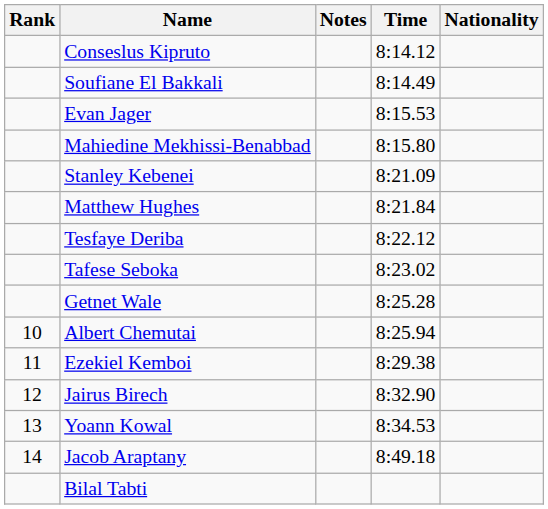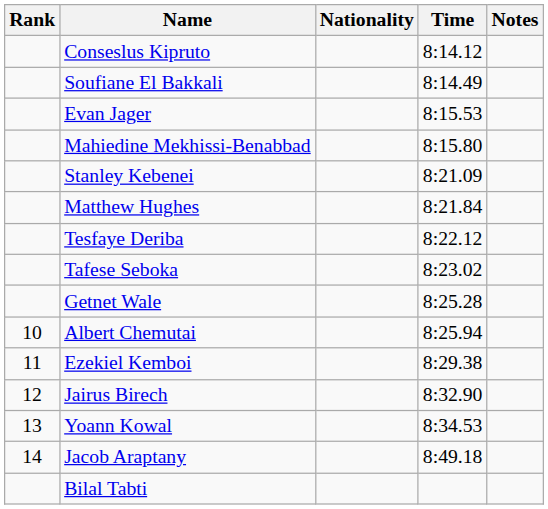columns swapped: (492, 20) <-> (343, 20)
